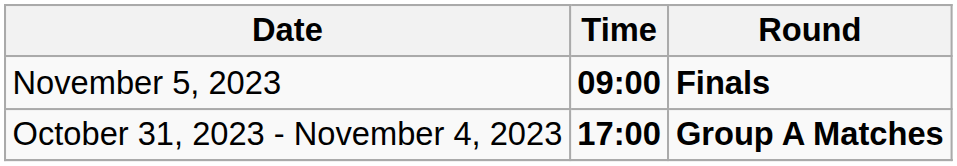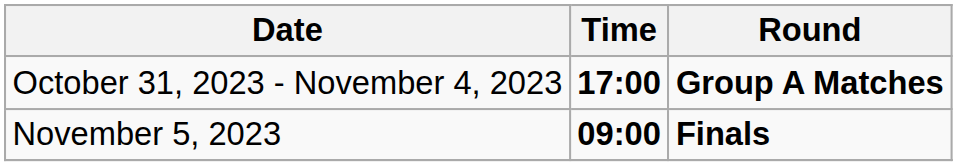rows swapped: (287, 133) <-> (147, 82)
